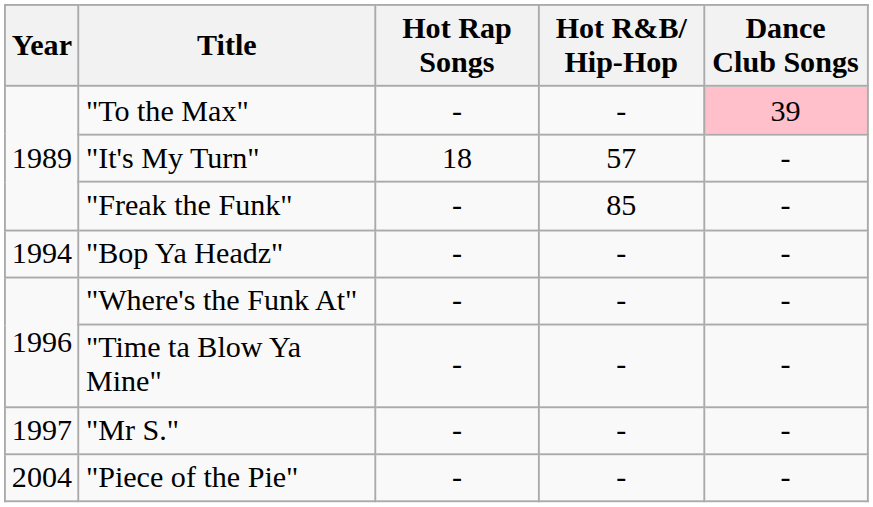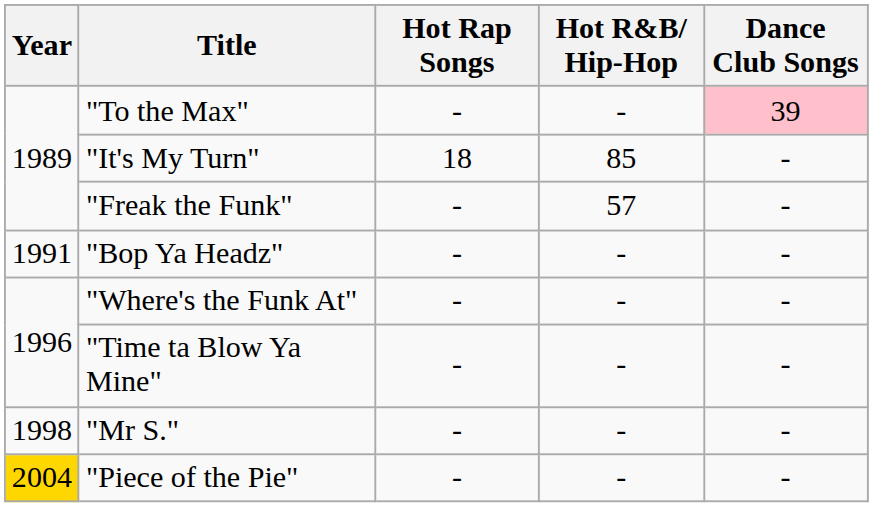(621, 157) 57 -> (621, 157) 85
(621, 205) 85 -> (621, 205) 57
(42, 253) 1994 -> (42, 253) 1991
(42, 429) 1997 -> (42, 429) 1998
(42, 477) no background -> (42, 477) gold background
